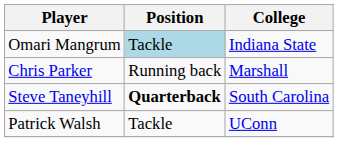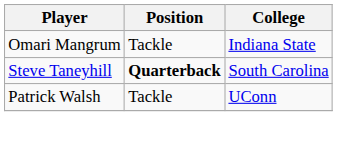(150, 44) lightblue background -> (150, 44) no background
- row: (50, 70)
